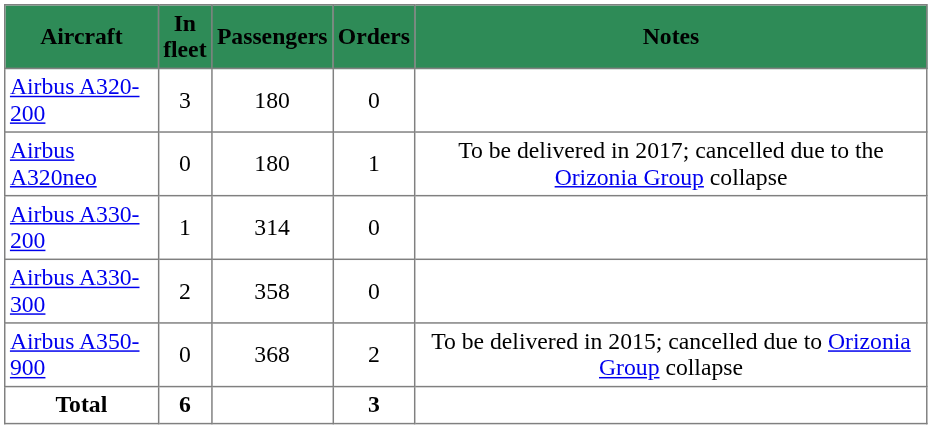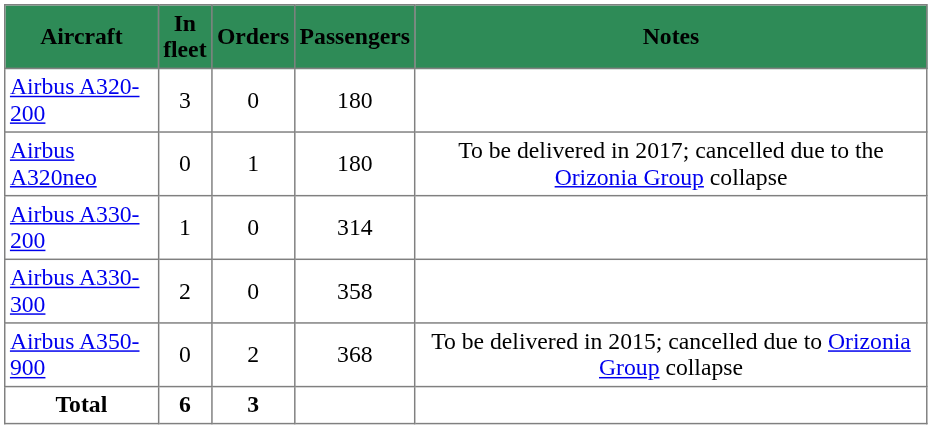columns swapped: (374, 36) <-> (272, 36)
